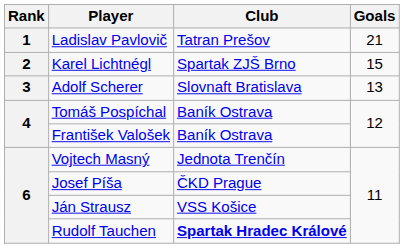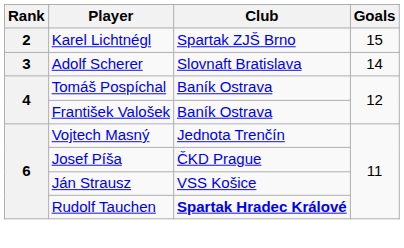- row: (109, 40)
(375, 87) 13 -> (375, 64) 14
